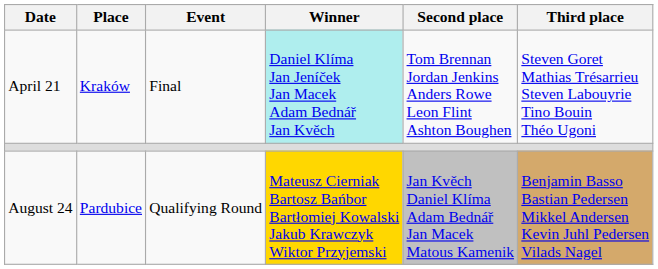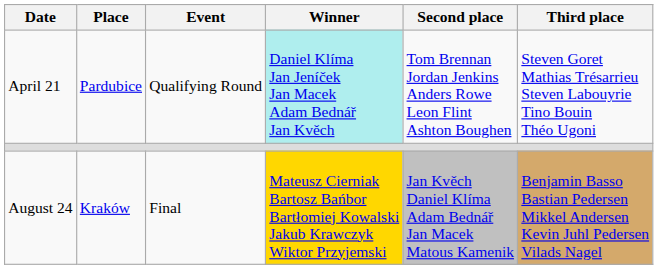(105, 86) Kraków -> (111, 86) Pardubice
(165, 86) Final -> (206, 86) Qualifying Round
(111, 207) Pardubice -> (105, 207) Kraków
(206, 207) Qualifying Round -> (165, 207) Final
